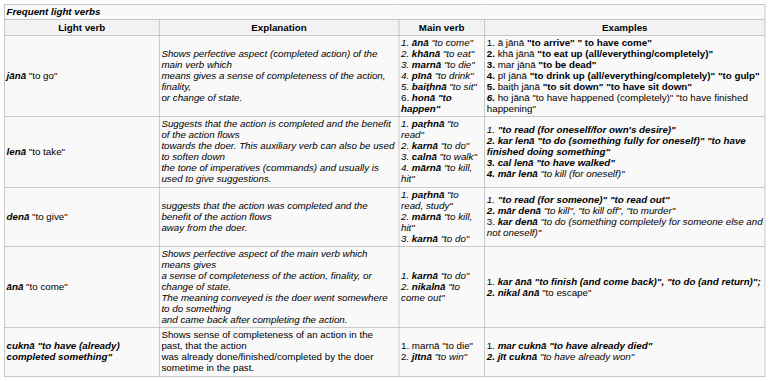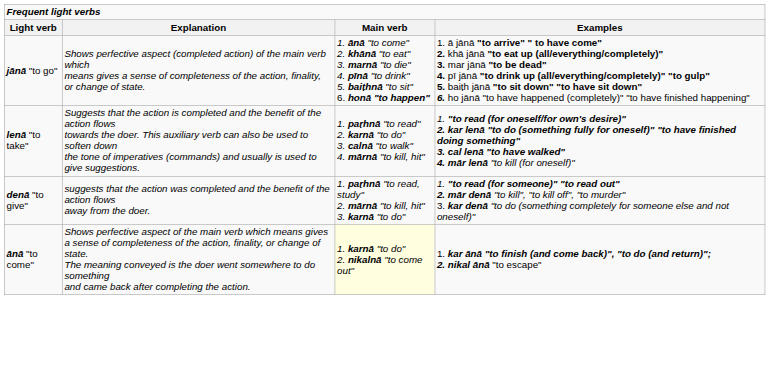(435, 287) no background -> (380, 259) lightyellow background
- row: (63, 352)
